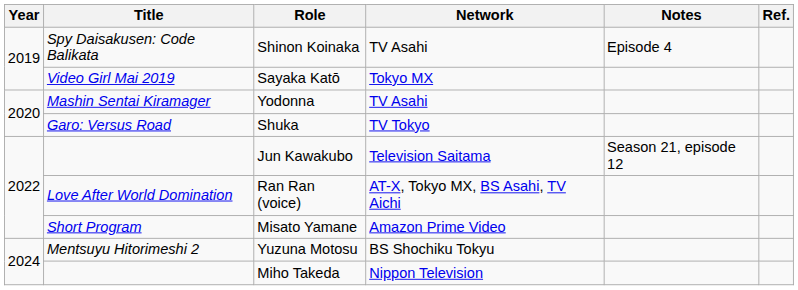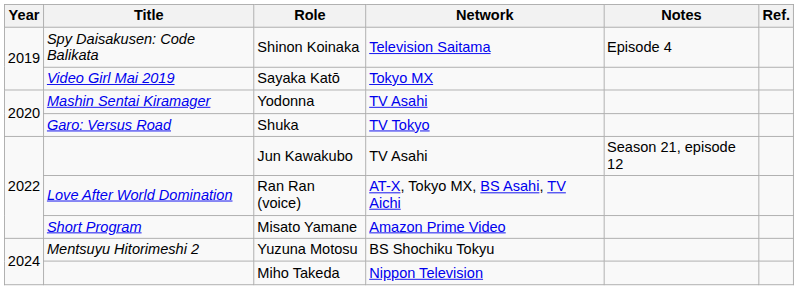(398, 47) TV Asahi -> (430, 47) Television Saitama
(430, 156) Television Saitama -> (398, 156) TV Asahi
